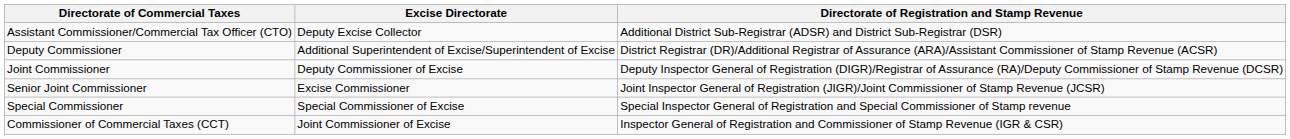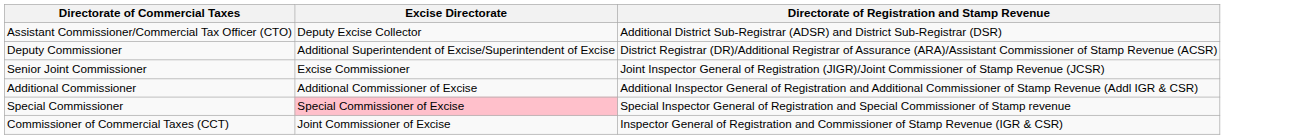- row: (58, 69)
+ row: (72, 87)
(381, 106) no background -> (381, 106) pink background
